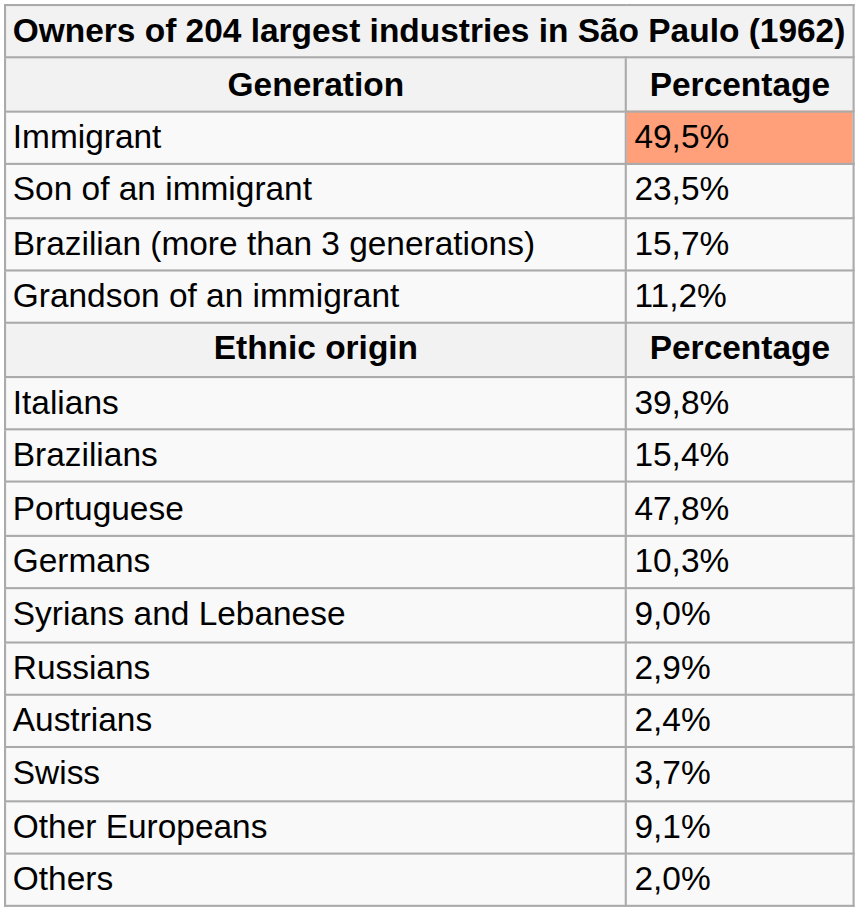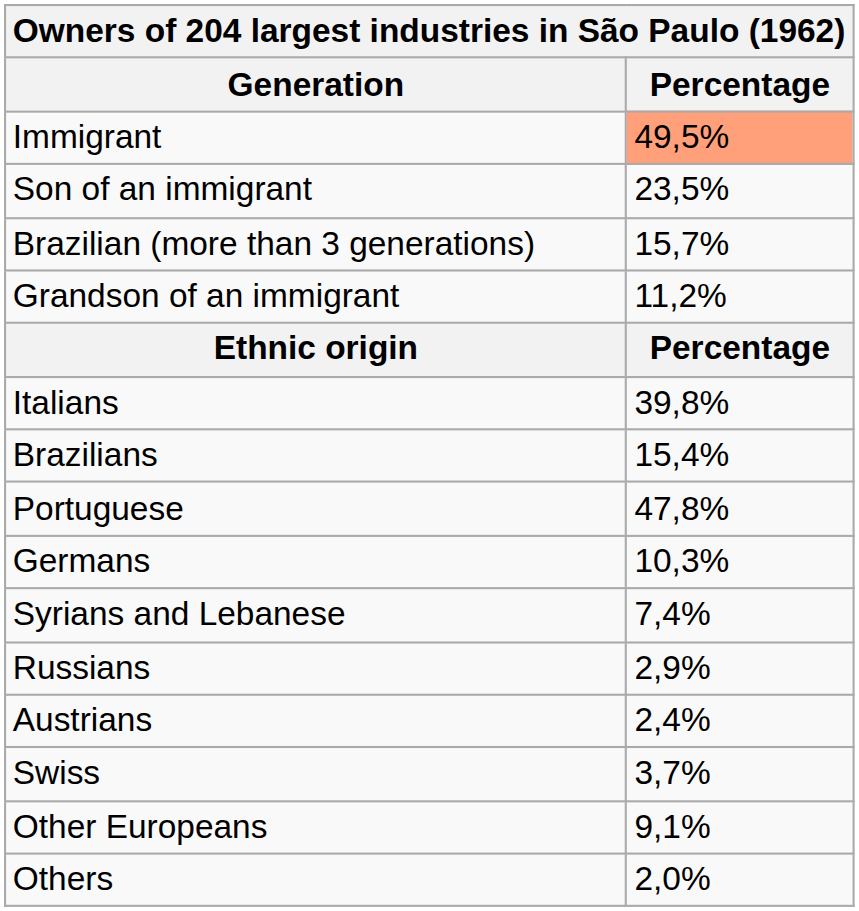(673, 614) 9,0% -> (673, 614) 7,4%
